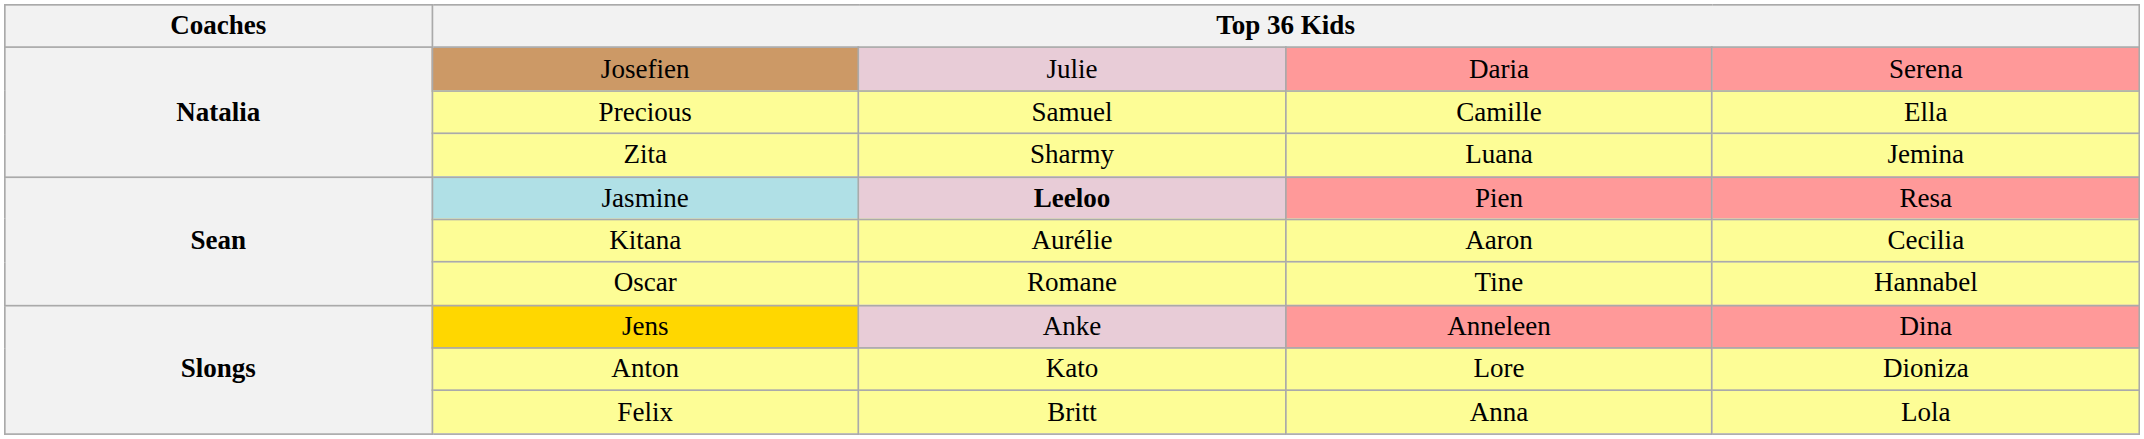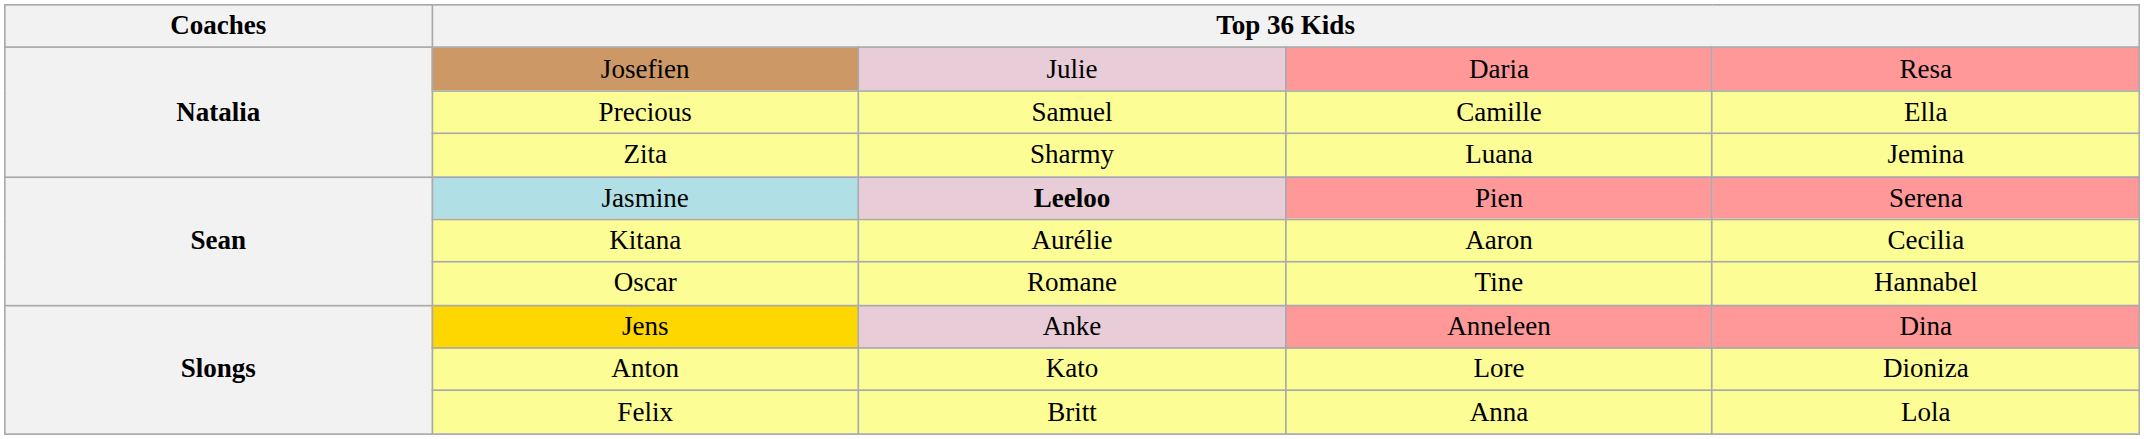(1926, 68) Serena -> (1926, 68) Resa
(1926, 197) Resa -> (1926, 197) Serena
